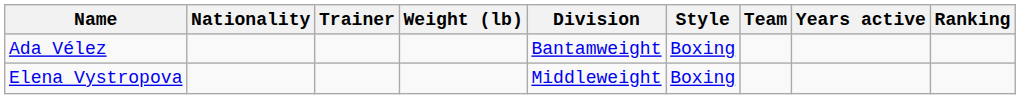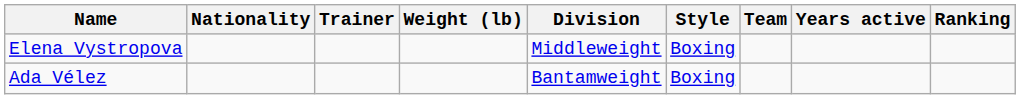rows swapped: (58, 49) <-> (96, 78)
